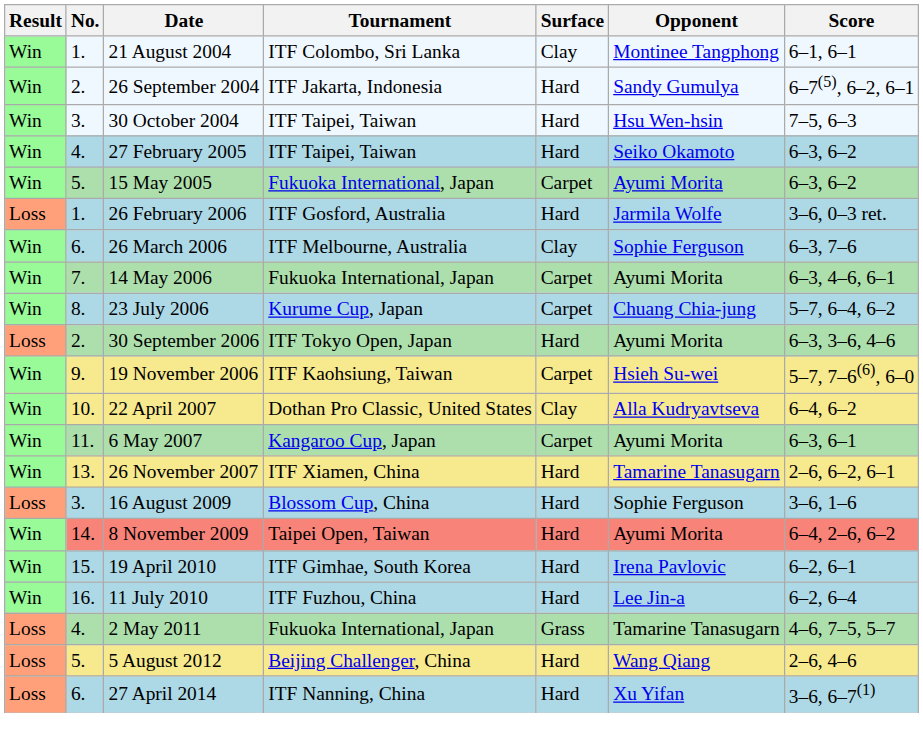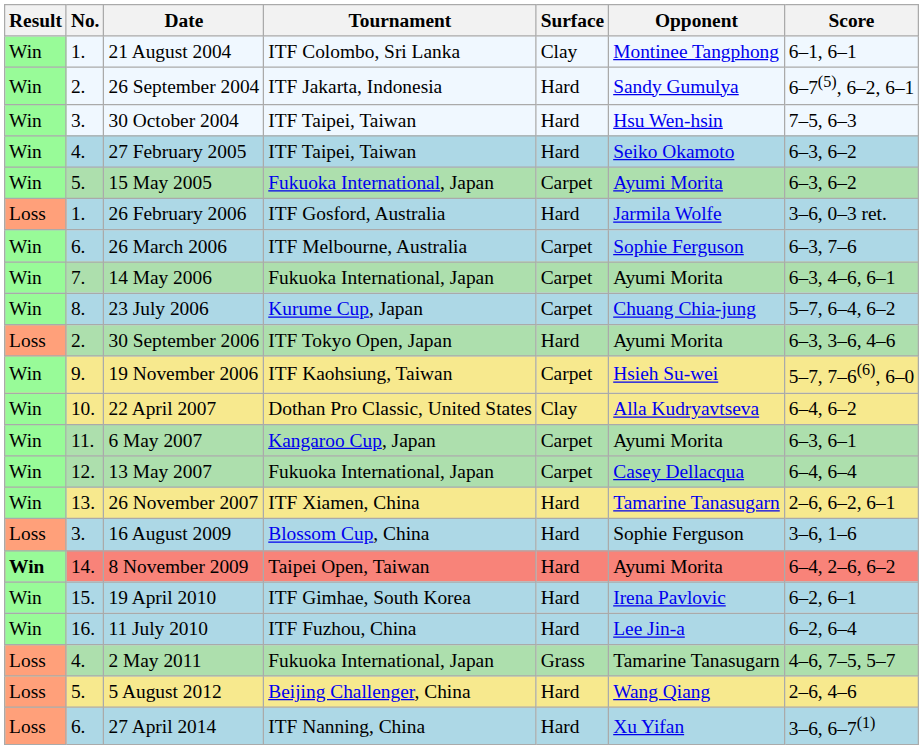(559, 245) Clay -> (567, 245) Carpet
+ row: (160, 470)
(25, 533) normal -> (27, 565) bold
